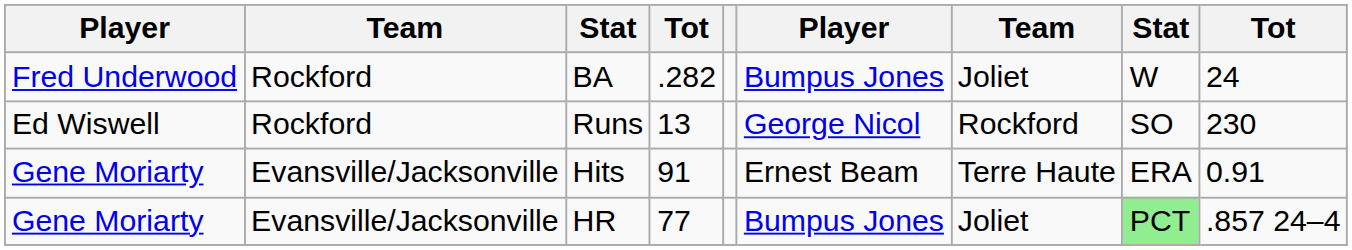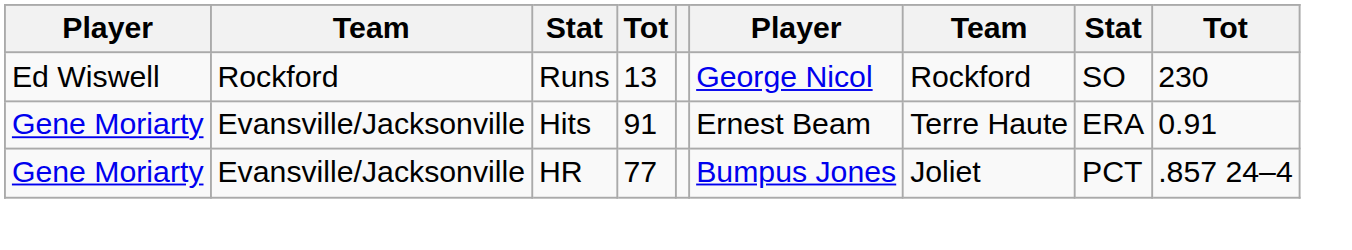- row: (593, 76)
(1160, 220) lightgreen background -> (1112, 172) no background
